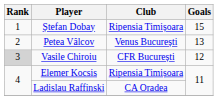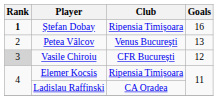(18, 27) normal -> (18, 27) bold
(199, 27) 15 -> (199, 27) 16
